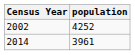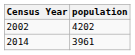(83, 27) 4252 -> (83, 27) 4202
